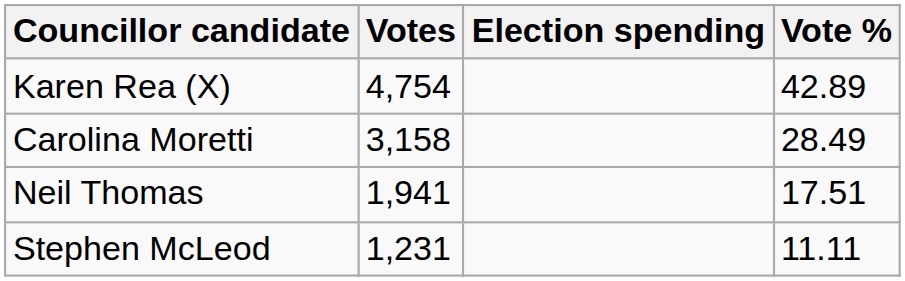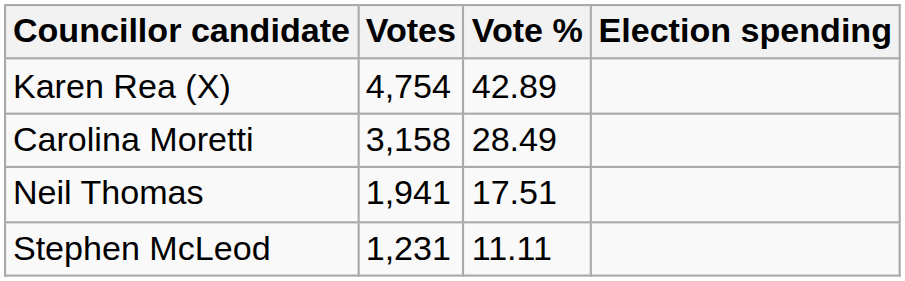columns swapped: (836, 31) <-> (618, 31)
